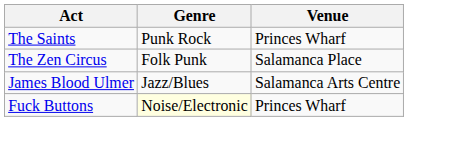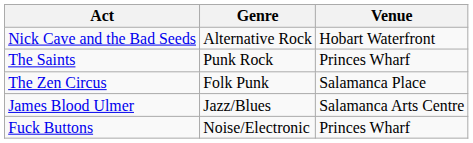+ row: (102, 38)
(194, 105) lightyellow background -> (257, 127) no background
